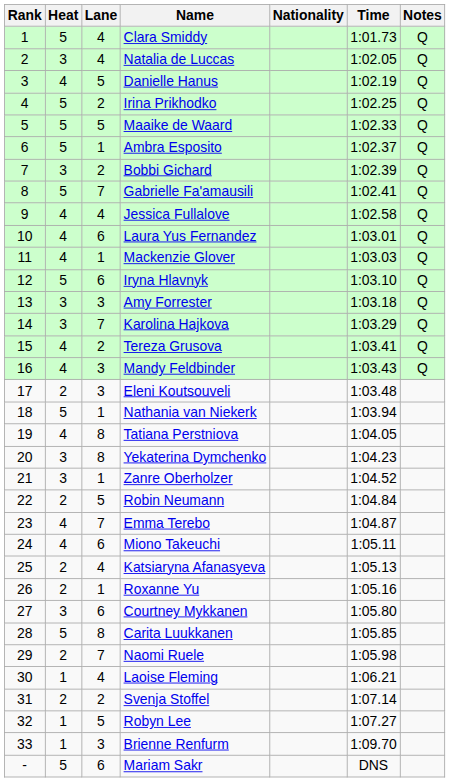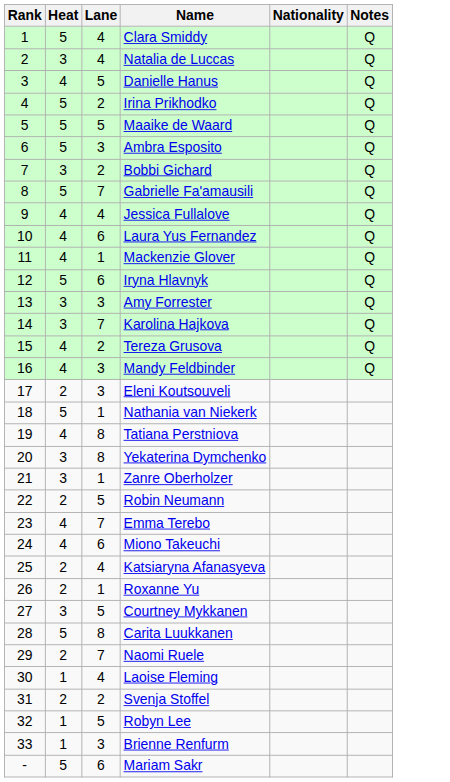- column: (373, 15)
(101, 147) 1 -> (101, 147) 3
(101, 611) 6 -> (101, 611) 5
